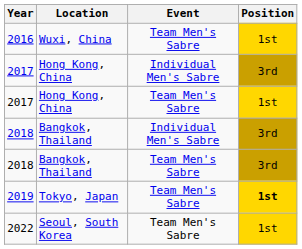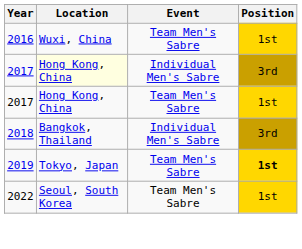(72, 70) no background -> (72, 70) lightyellow background
- row: (20, 165)
